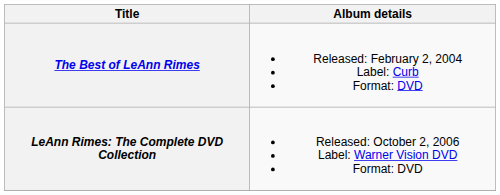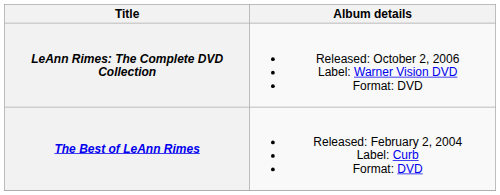rows swapped: (127, 65) <-> (127, 148)
